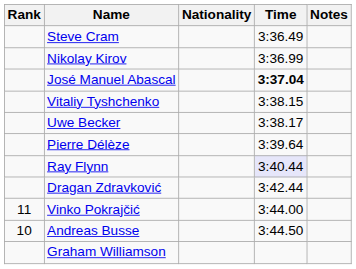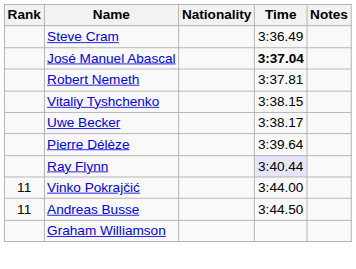- row: (87, 58)
+ row: (93, 79)
- row: (104, 187)
(24, 230) 10 -> (24, 209) 11
